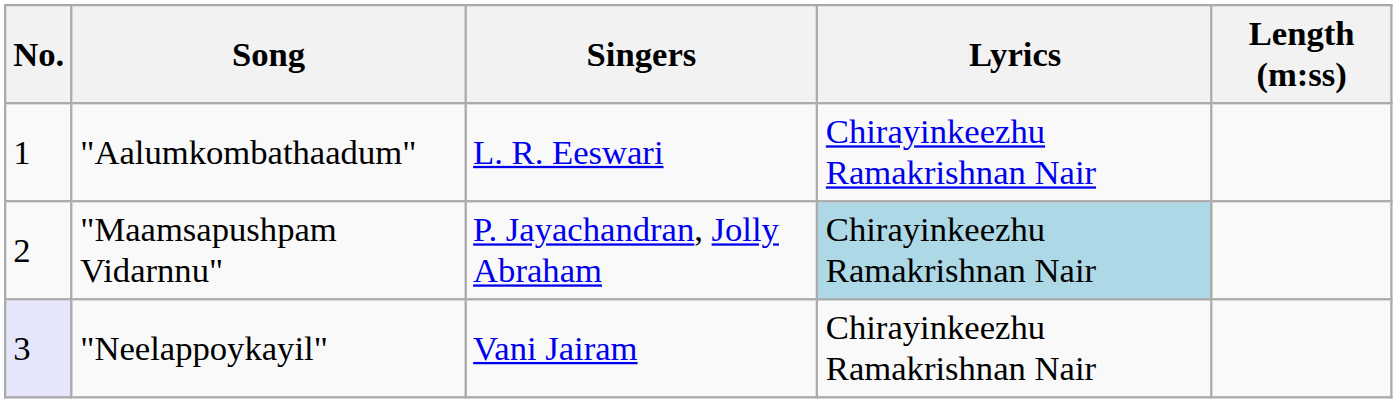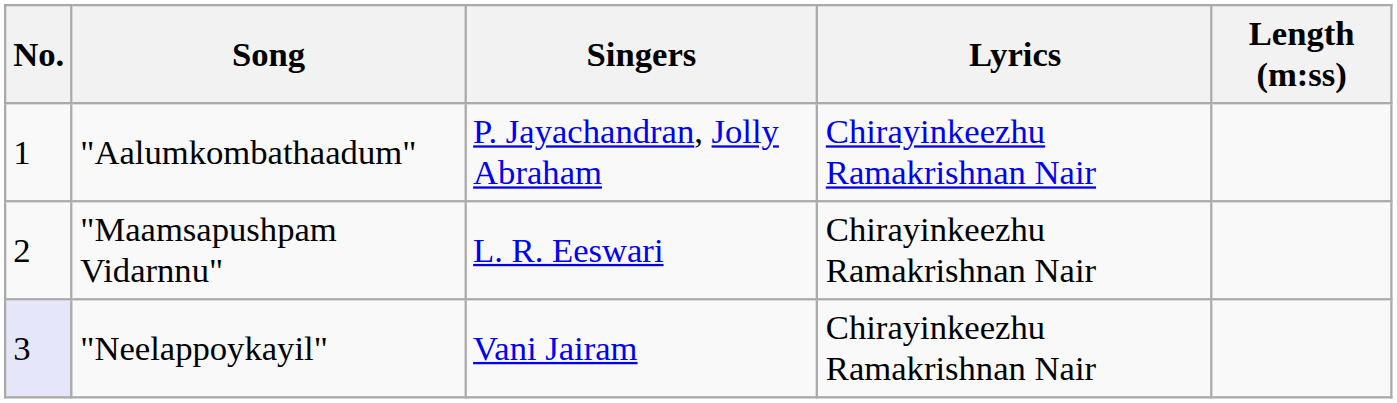(568, 151) L. R. Eeswari -> (626, 151) P. Jayachandran, Jolly Abraham
(626, 250) P. Jayachandran, Jolly Abraham -> (568, 250) L. R. Eeswari
(961, 250) lightblue background -> (961, 250) no background
